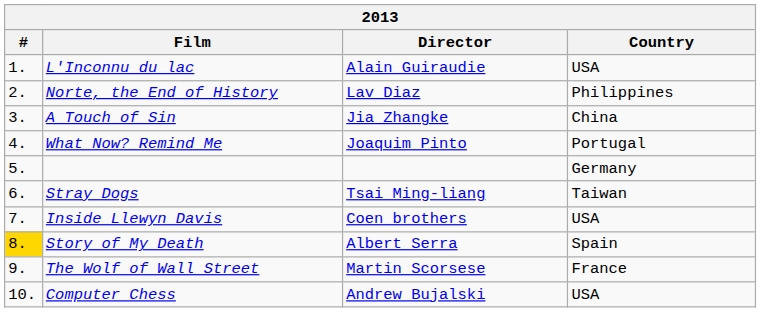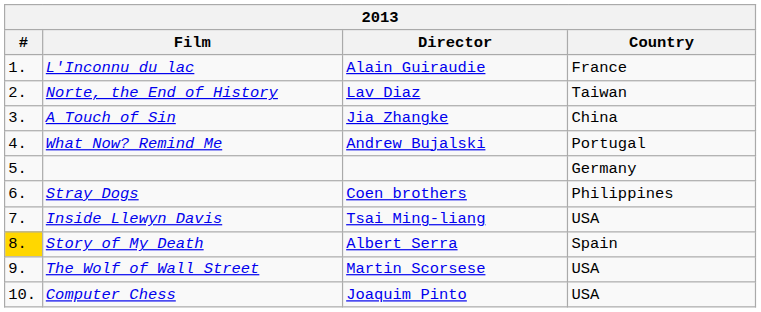(585, 68) USA -> (599, 68) France
(622, 93) Philippines -> (599, 93) Taiwan
(407, 143) Joaquim Pinto -> (416, 143) Andrew Bujalski
(416, 194) Tsai Ming-liang -> (407, 194) Coen brothers
(599, 194) Taiwan -> (622, 194) Philippines
(407, 219) Coen brothers -> (416, 219) Tsai Ming-liang
(599, 269) France -> (585, 269) USA
(416, 295) Andrew Bujalski -> (407, 295) Joaquim Pinto
